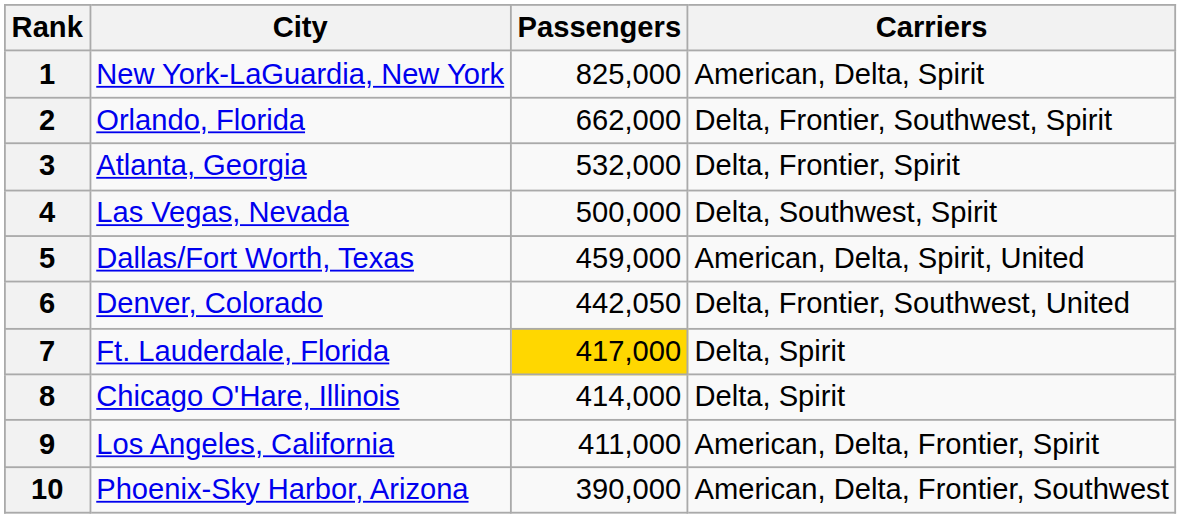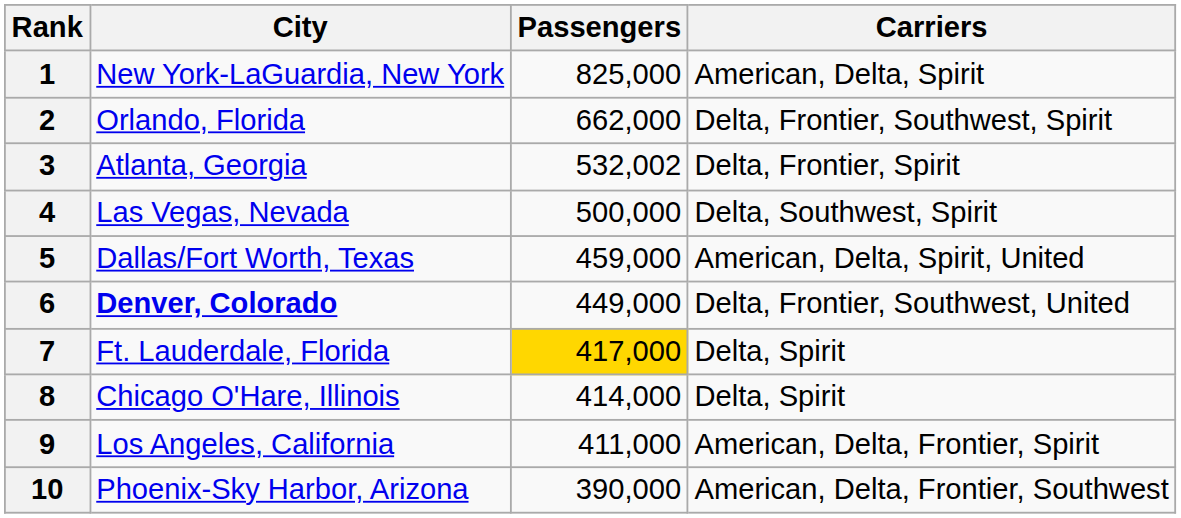(628, 166) 532,000 -> (628, 166) 532,002
(210, 304) normal -> (217, 304) bold
(628, 304) 442,050 -> (628, 304) 449,000
